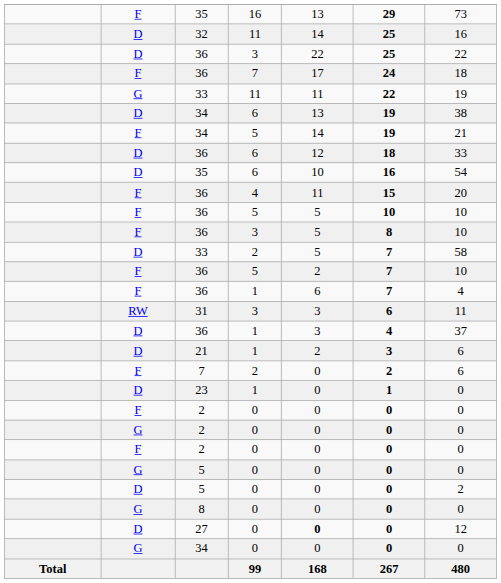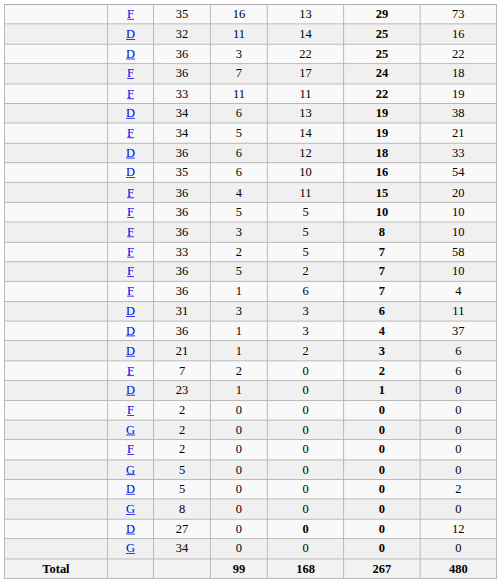(138, 93) G -> (131, 93) F
(138, 251) D -> (131, 251) F
(138, 311) RW -> (131, 311) D
